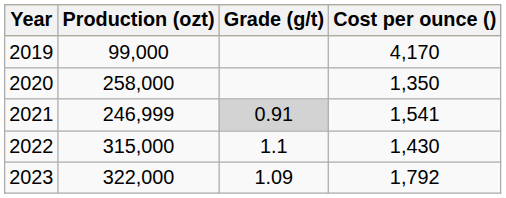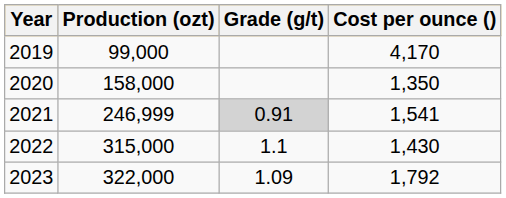(139, 83) 258,000 -> (139, 83) 158,000
